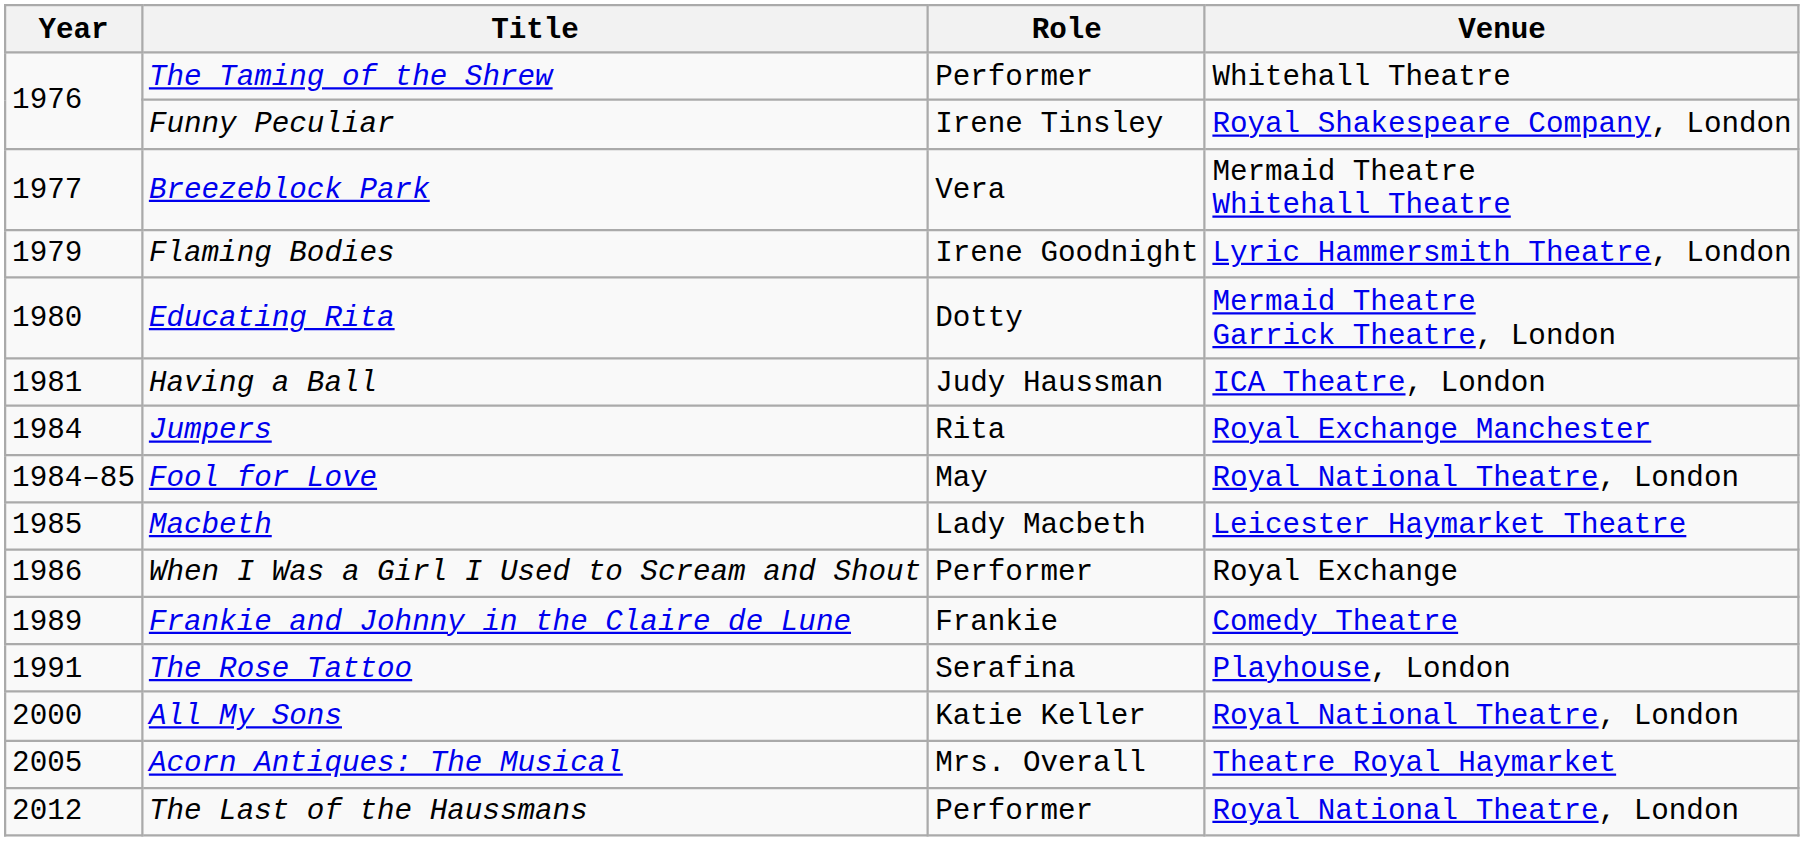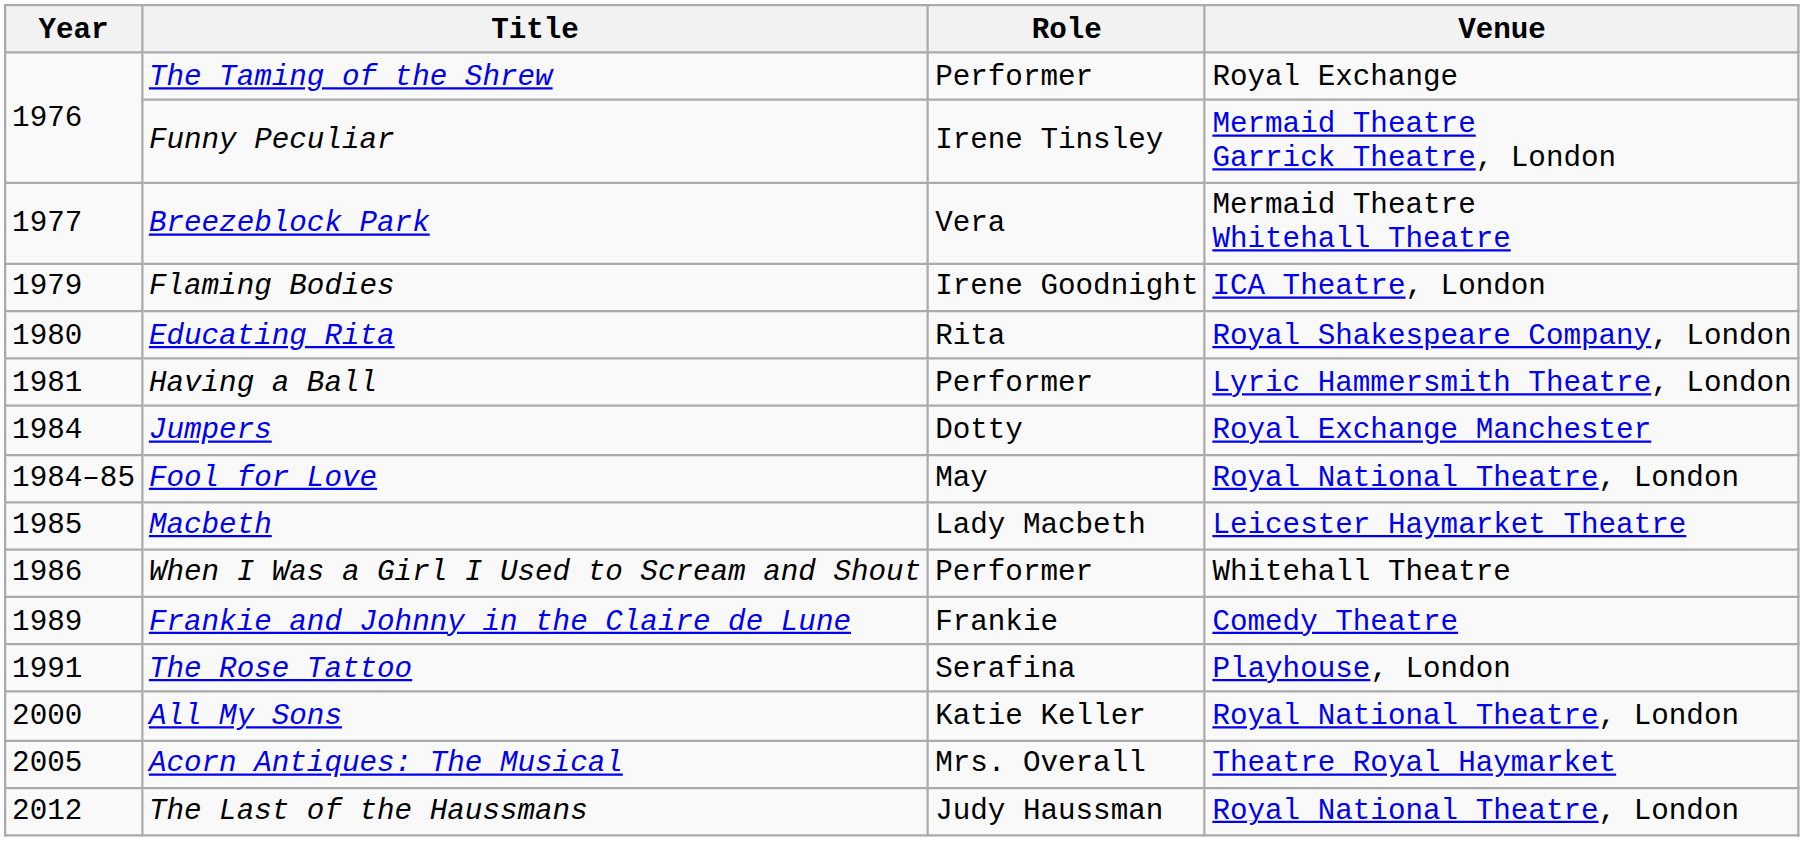(1362, 77) Whitehall Theatre -> (1335, 77) Royal Exchange
(1502, 124) Royal Shakespeare Company, London -> (1414, 141) Mermaid Theatre Garrick Theatre, London
(1502, 253) Lyric Hammersmith Theatre, London -> (1379, 287) ICA Theatre, London
(979, 318) Dotty -> (970, 335) Rita
(1414, 318) Mermaid Theatre Garrick Theatre, London -> (1502, 335) Royal Shakespeare Company, London
(1049, 382) Judy Haussman -> (1014, 382) Performer
(1379, 382) ICA Theatre, London -> (1502, 382) Lyric Hammersmith Theatre, London
(970, 430) Rita -> (979, 430) Dotty
(1335, 573) Royal Exchange -> (1362, 573) Whitehall Theatre
(1014, 812) Performer -> (1049, 812) Judy Haussman
